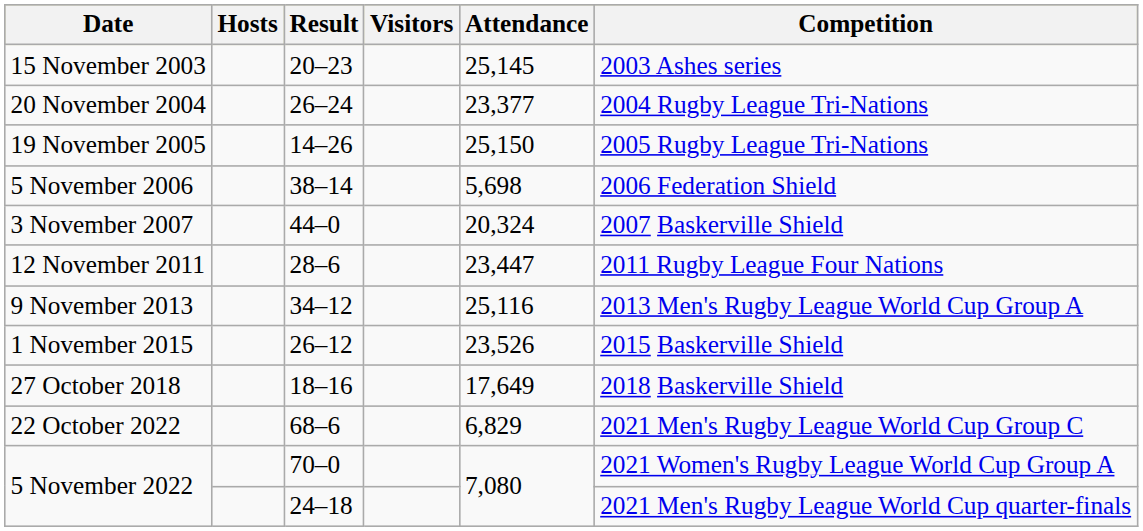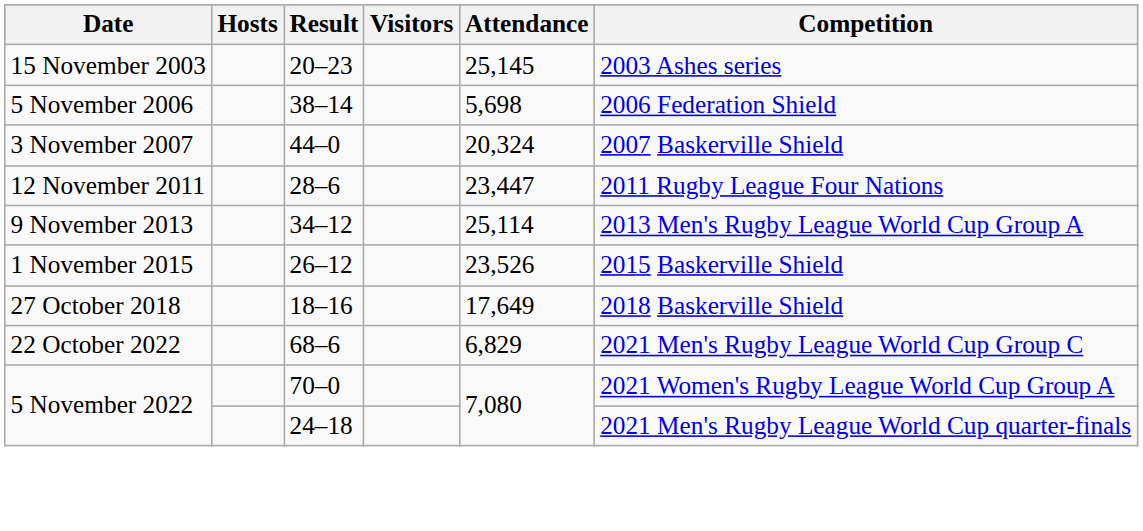- row: (108, 104)
- row: (108, 144)
(499, 305) 25,116 -> (499, 225) 25,114
